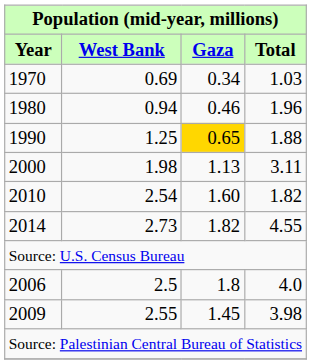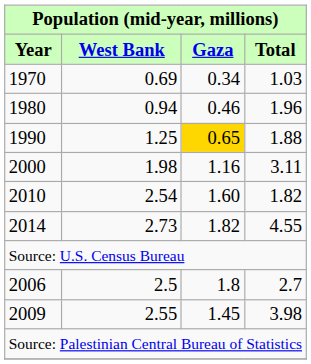(224, 166) 1.13 -> (224, 166) 1.16
(290, 284) 4.0 -> (290, 284) 2.7
